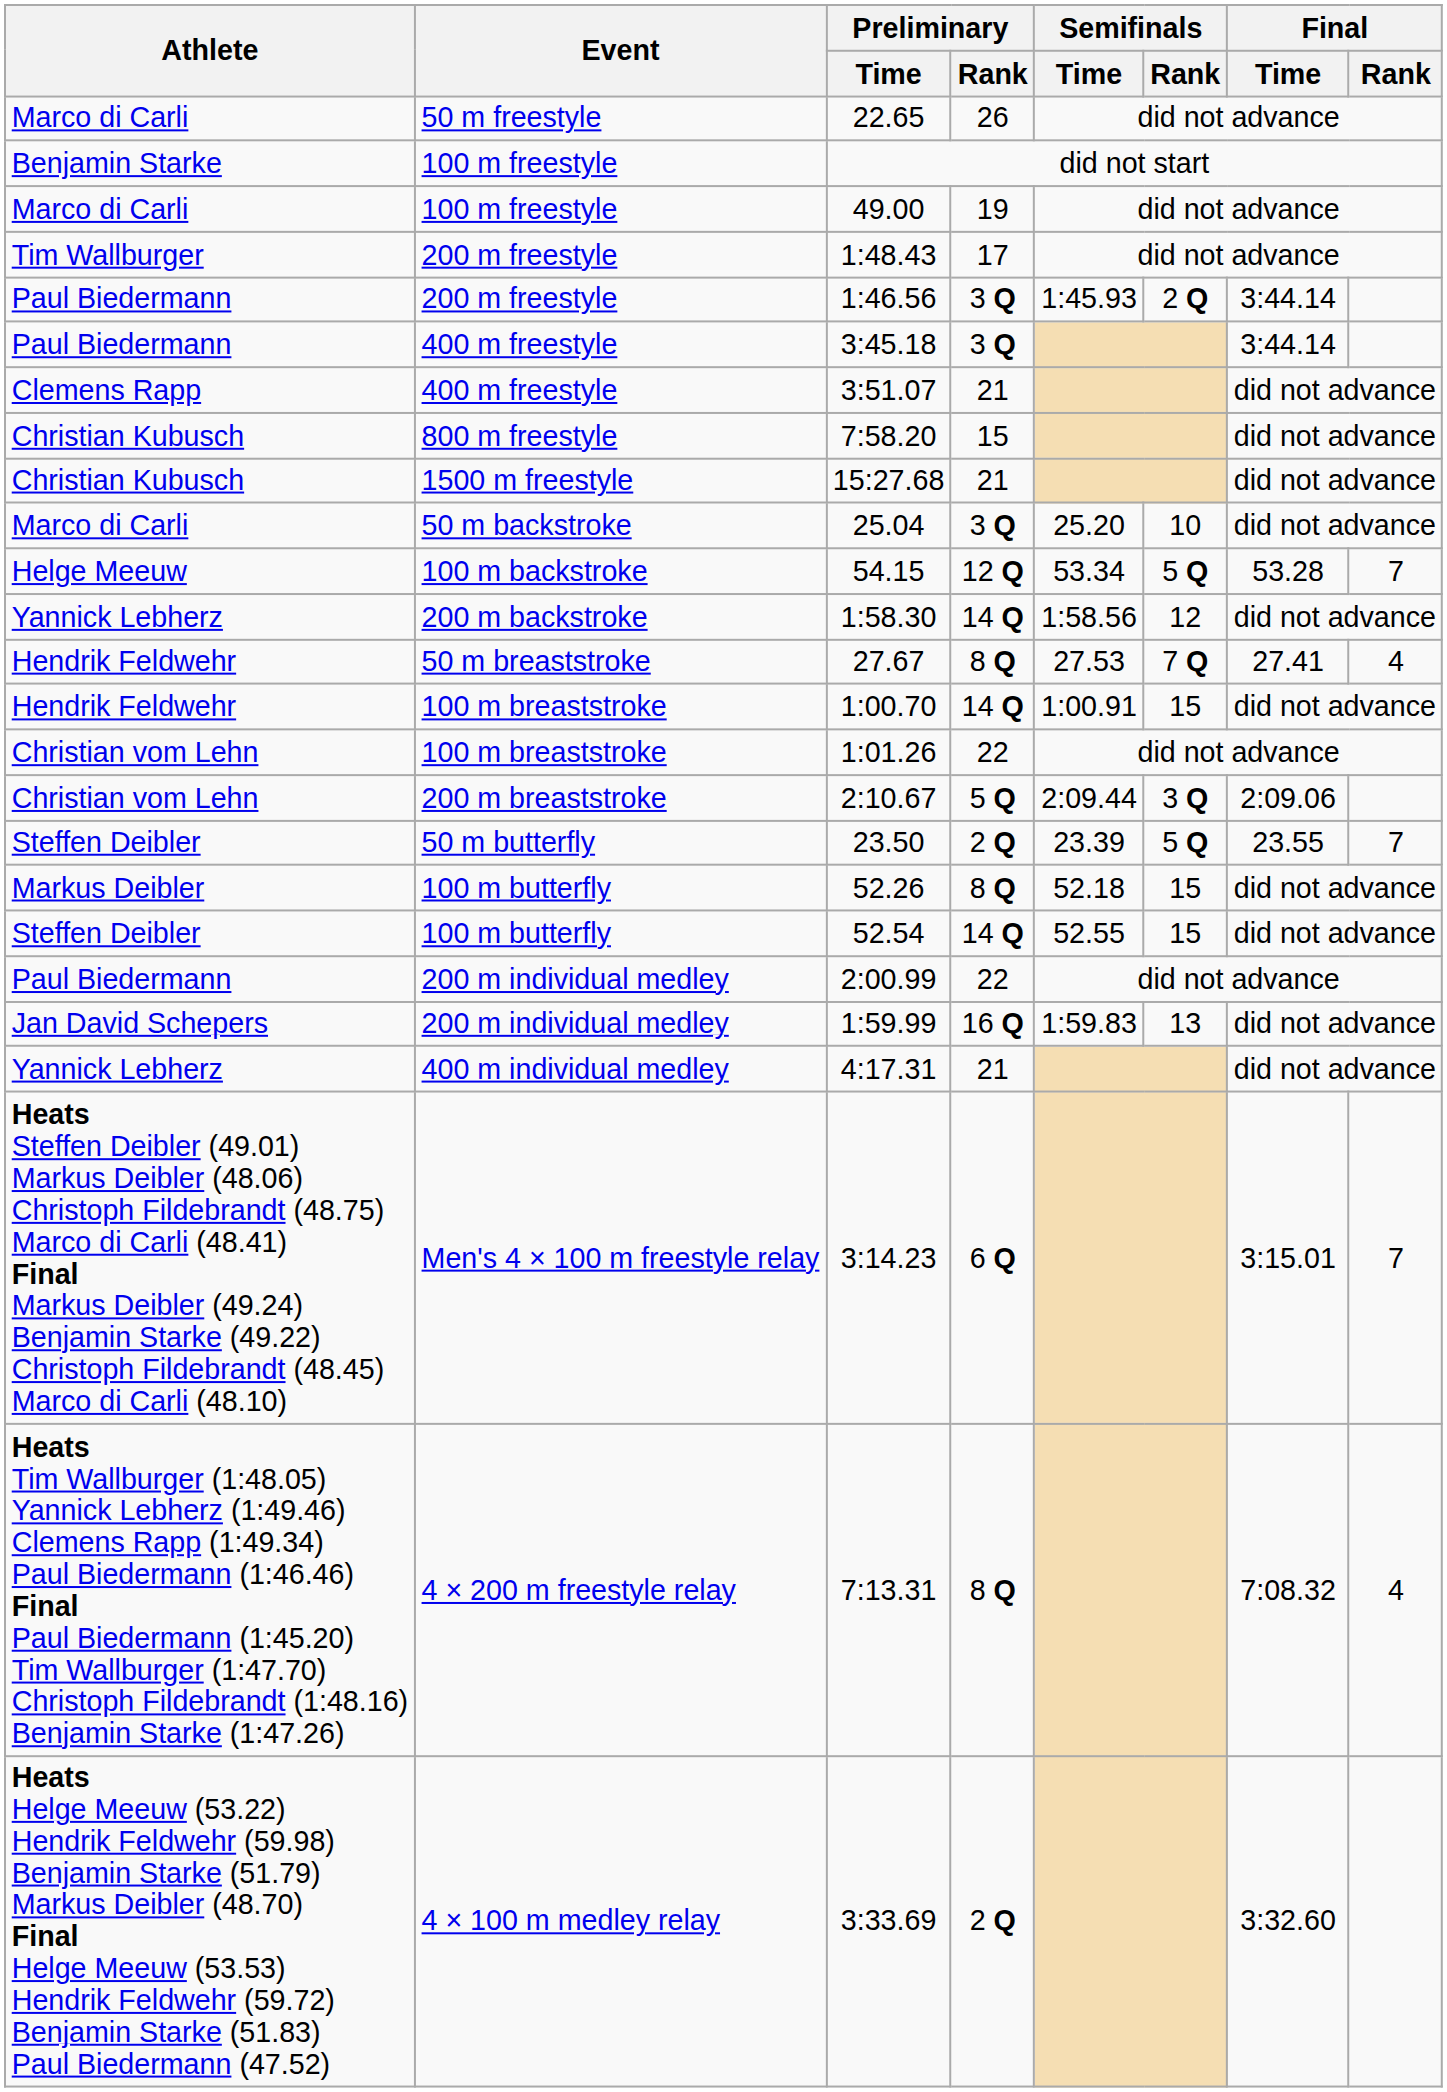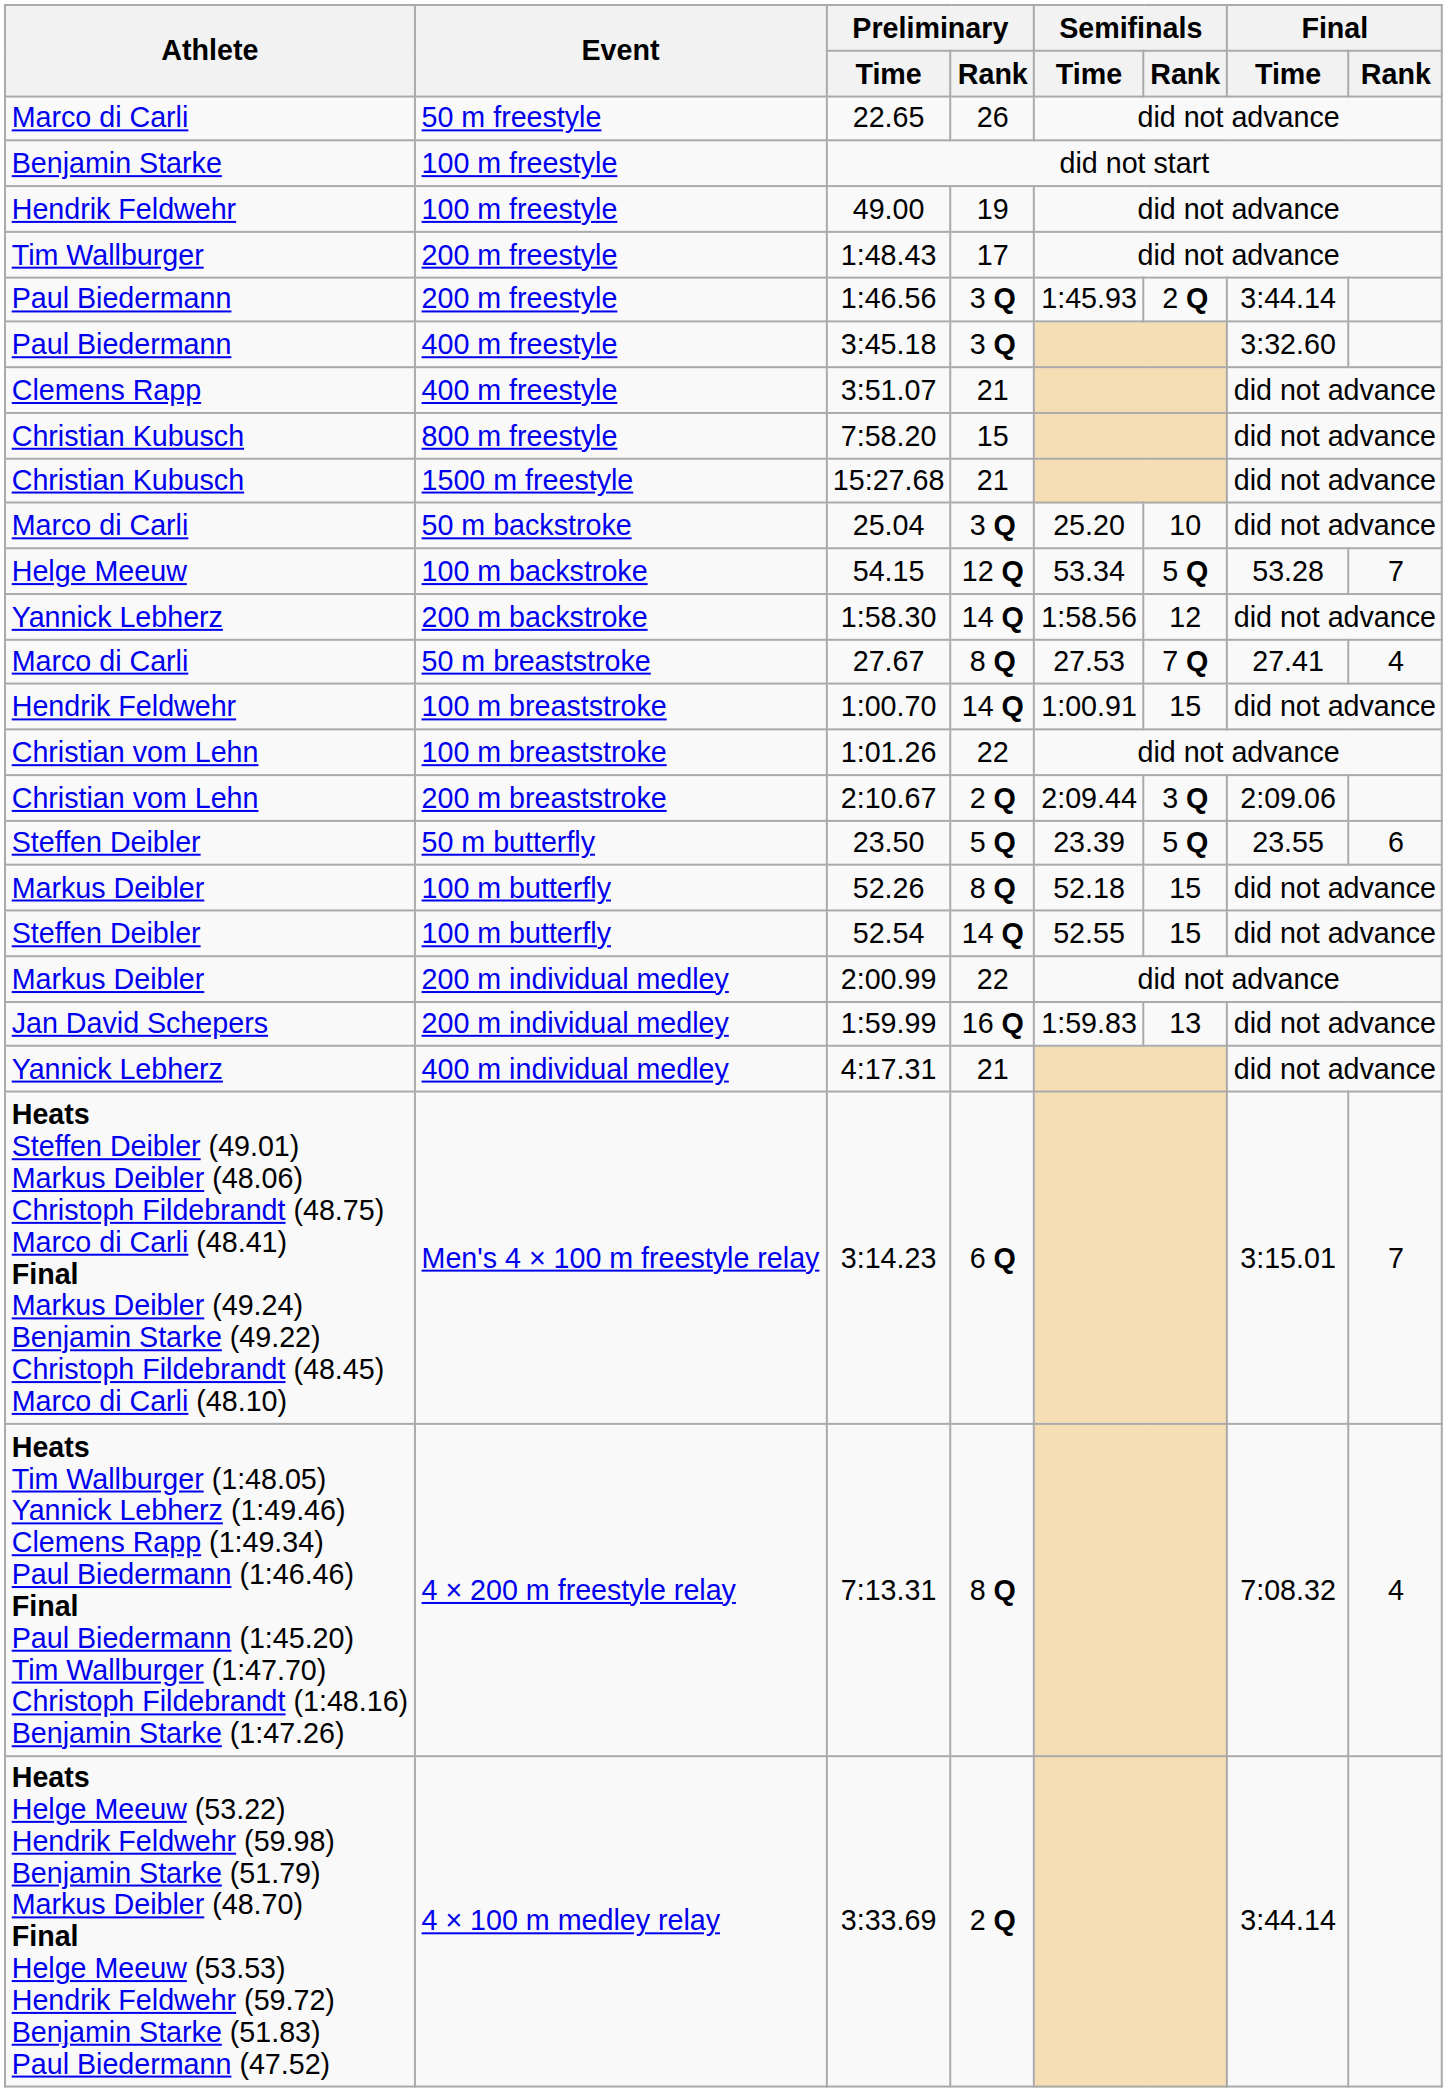(100, 209) Marco di Carli -> (124, 209) Hendrik Feldwehr
(1288, 345) 3:44.14 -> (1288, 345) 3:32.60
(124, 662) Hendrik Feldwehr -> (100, 662) Marco di Carli
(993, 798) 5 Q -> (993, 798) 2 Q
(993, 843) 2 Q -> (993, 843) 5 Q
(1396, 843) 7 -> (1396, 843) 6
(122, 979) Paul Biedermann -> (108, 979) Markus Deibler
(1288, 1922) 3:32.60 -> (1288, 1922) 3:44.14
